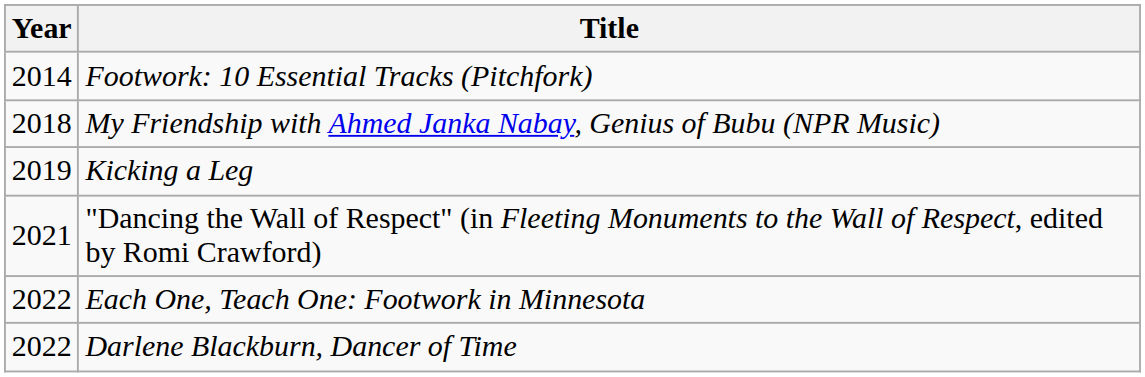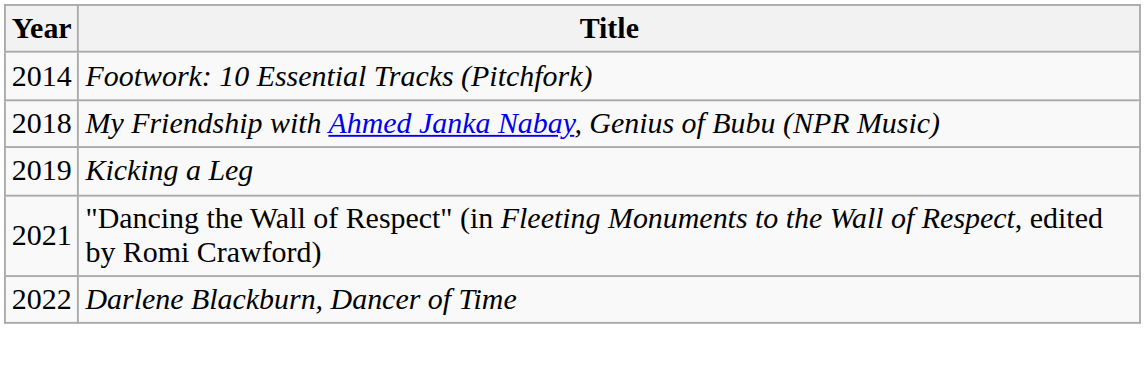- row: (365, 299)
